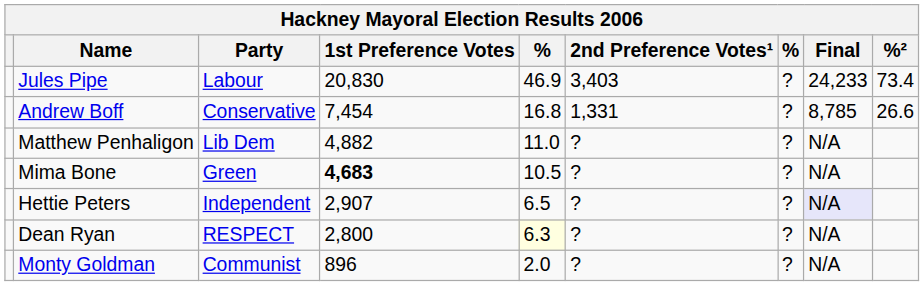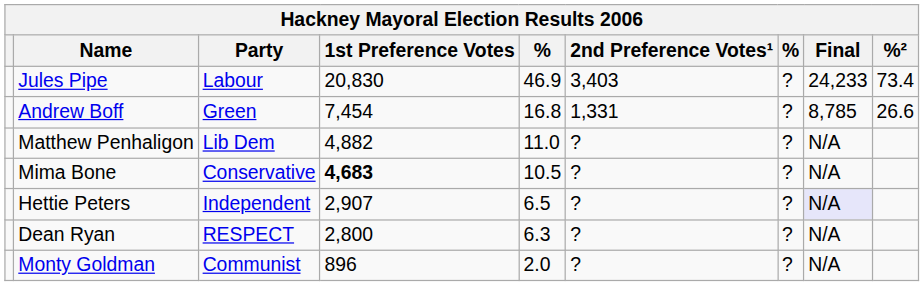(259, 111) Conservative -> (230, 111) Green
(230, 173) Green -> (259, 173) Conservative
(537, 234) lightyellow background -> (537, 234) no background
